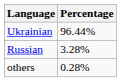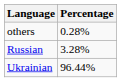rows swapped: (30, 31) <-> (21, 67)
